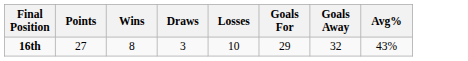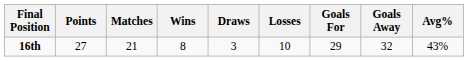+ column: (132, 21)
